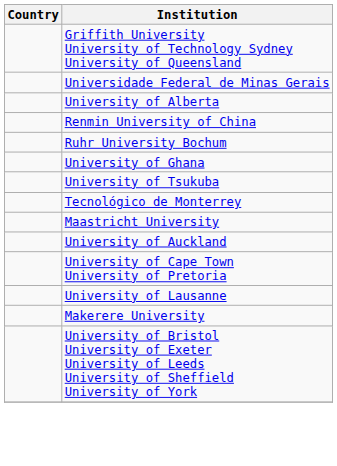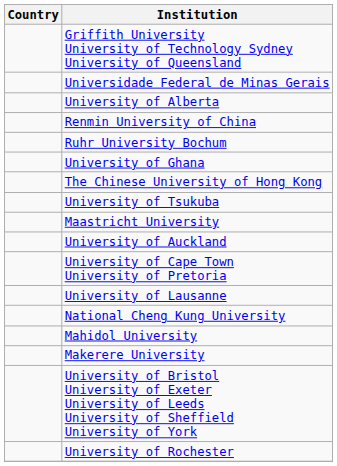+ row: (193, 182)
- row: (153, 202)
+ row: (175, 316)
+ row: (131, 336)
+ row: (149, 452)
